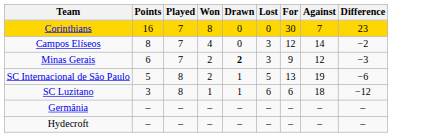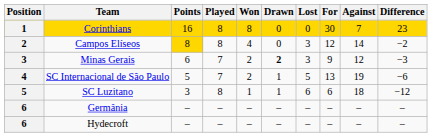+ column: (24, 12)
(181, 28) 7 -> (220, 28) 8
(148, 44) no background -> (187, 44) gold background
(181, 44) 7 -> (220, 44) 8
(181, 76) 8 -> (220, 76) 7
